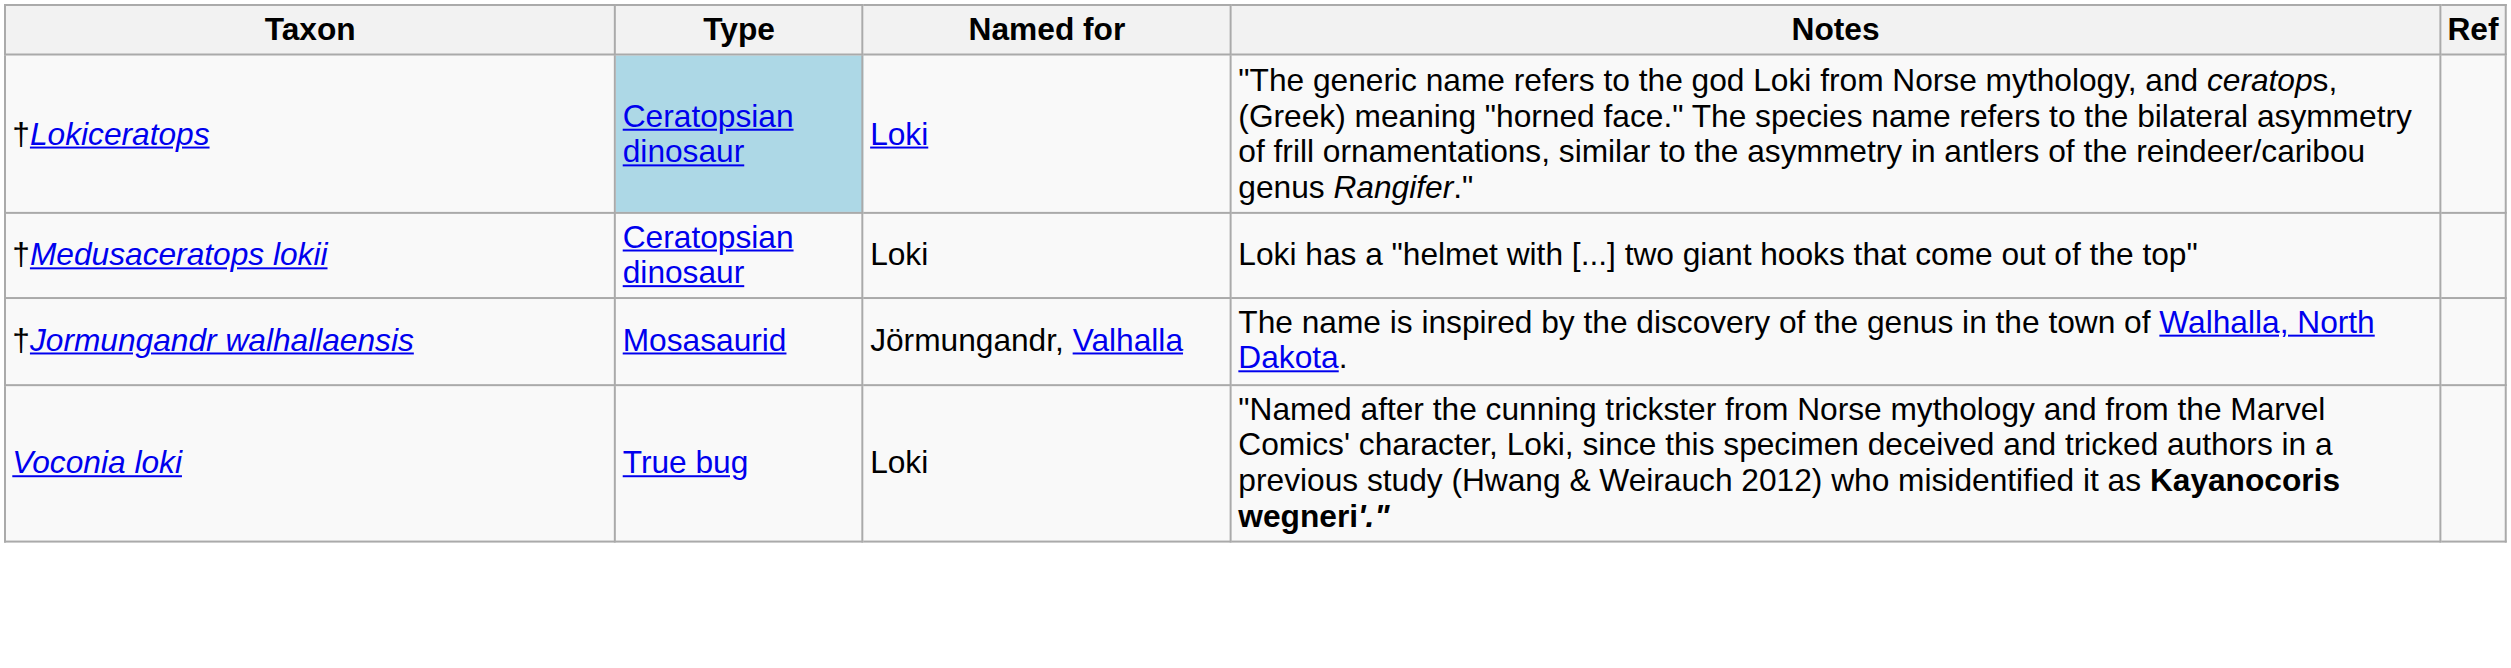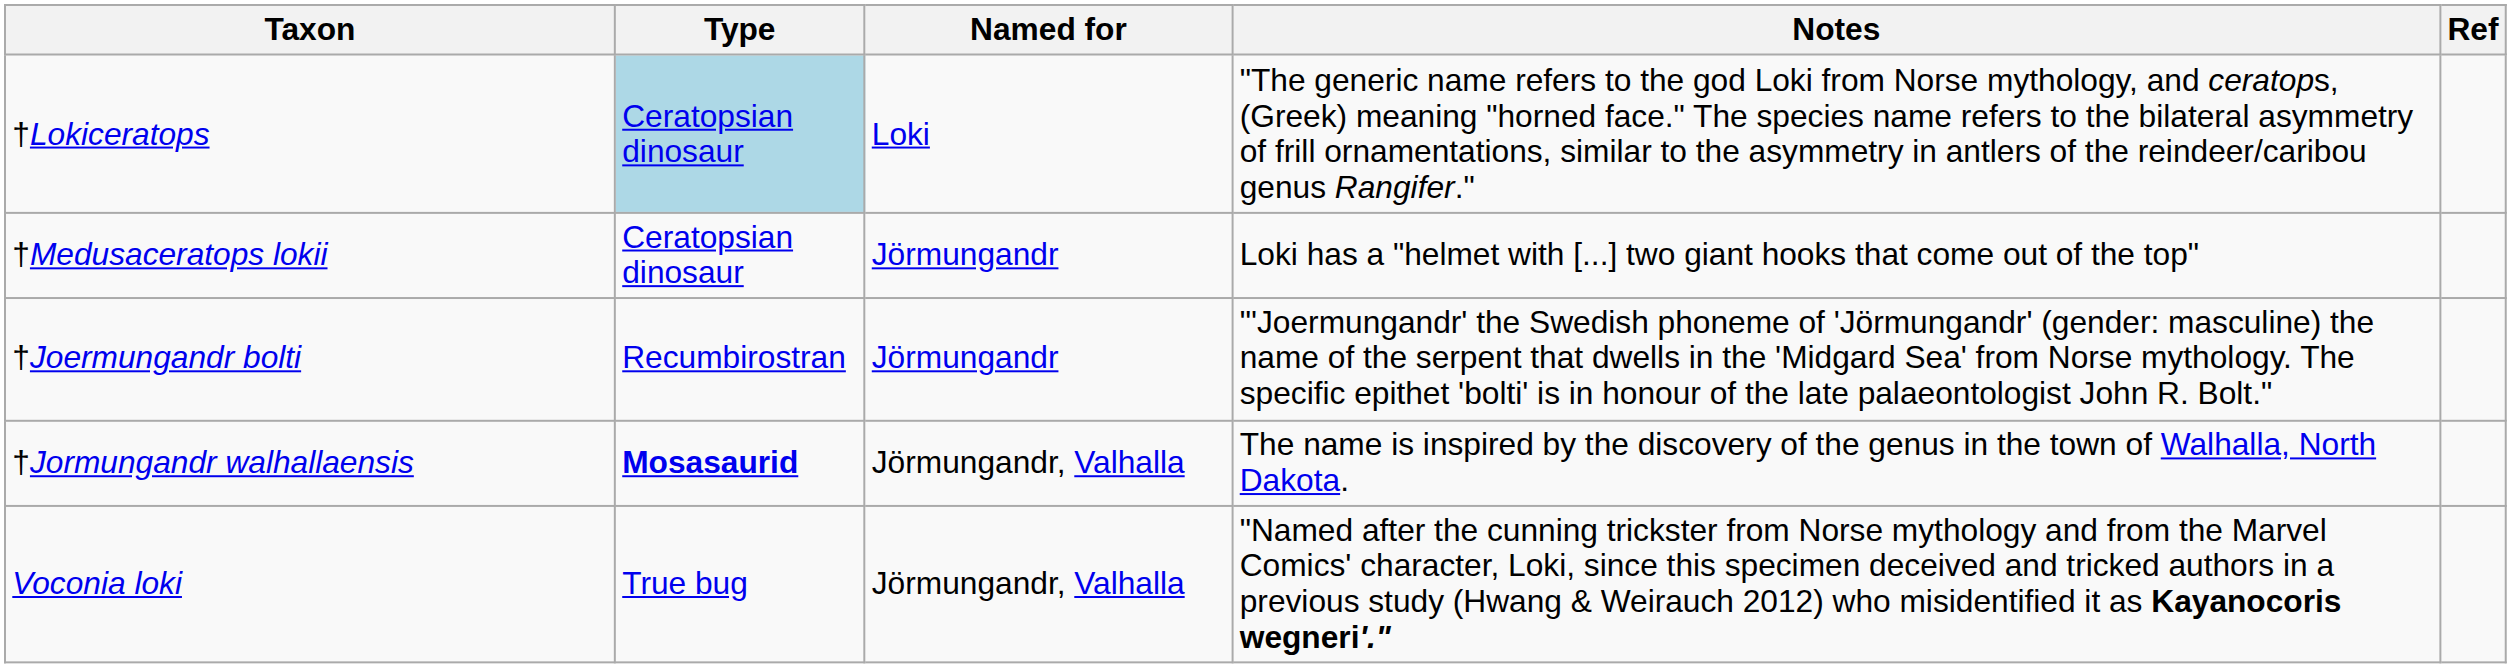(899, 254) Loki -> (965, 254) Jörmungandr
+ row: (157, 358)
(705, 340) normal -> (710, 462) bold
(899, 462) Loki -> (1028, 583) Jörmungandr, Valhalla
